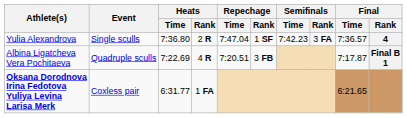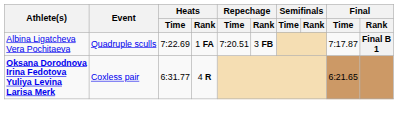- row: (41, 39)
(205, 58) 4 R -> (205, 44) 1 FA
(205, 92) 1 FA -> (205, 78) 4 R
